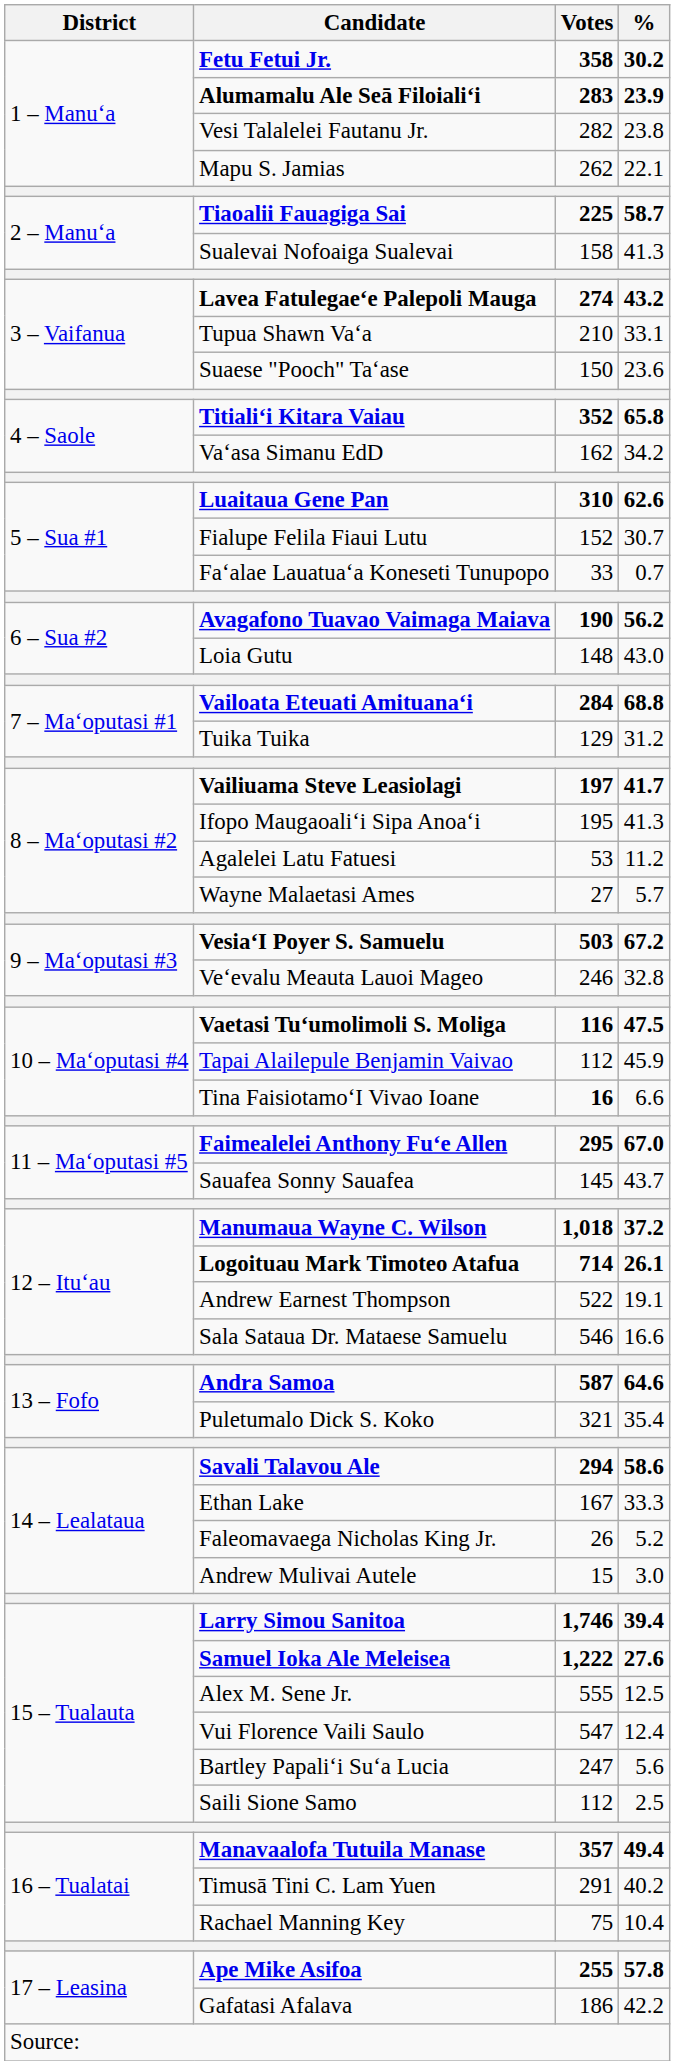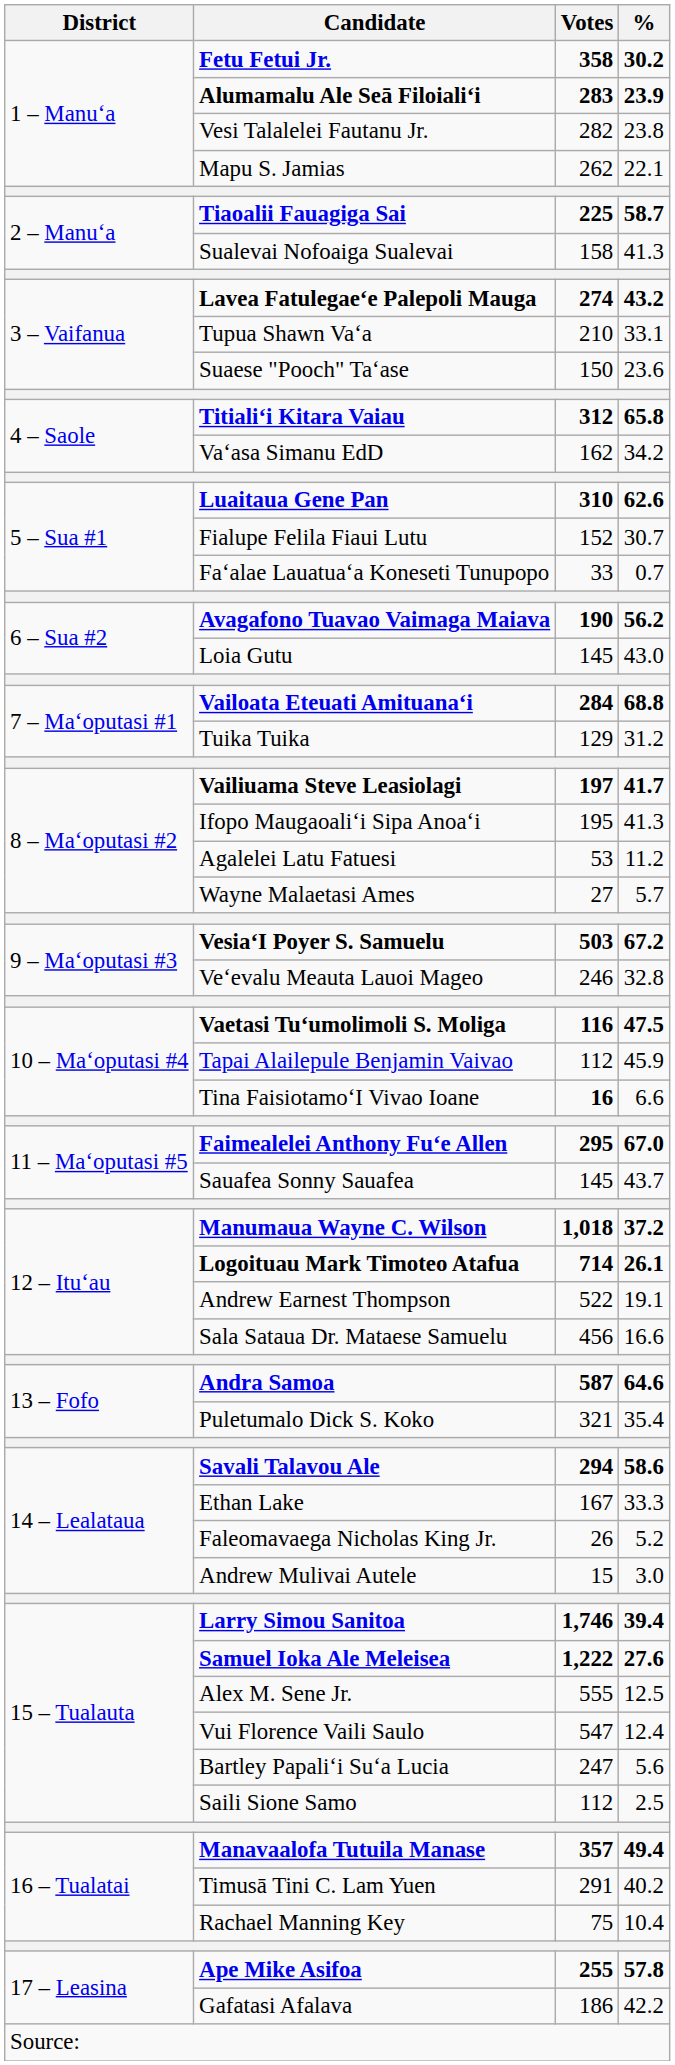(596, 417) 352 -> (596, 417) 312
(596, 655) 148 -> (596, 655) 145
(596, 1336) 546 -> (596, 1336) 456
